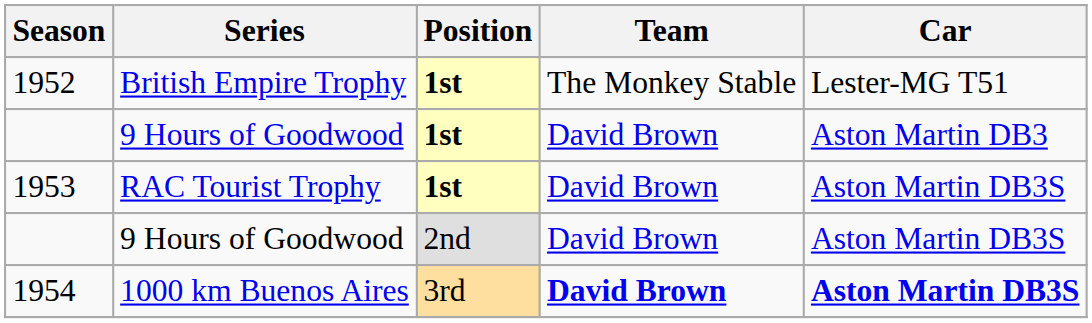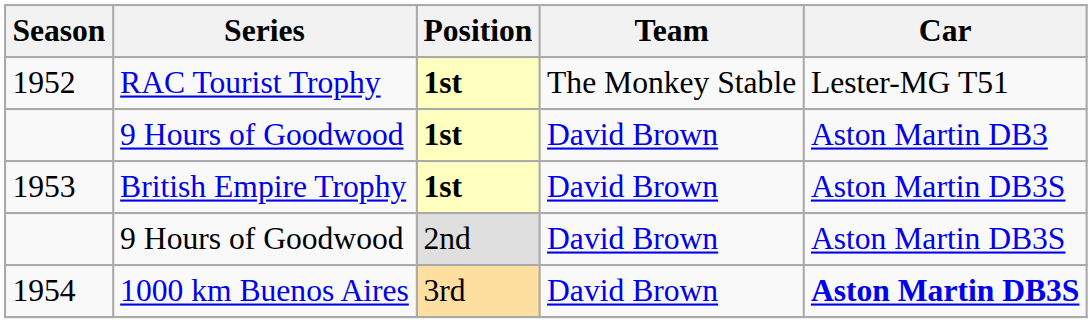(263, 82) British Empire Trophy -> (250, 82) RAC Tourist Trophy
(250, 187) RAC Tourist Trophy -> (263, 187) British Empire Trophy
(637, 291) bold -> (633, 291) normal
